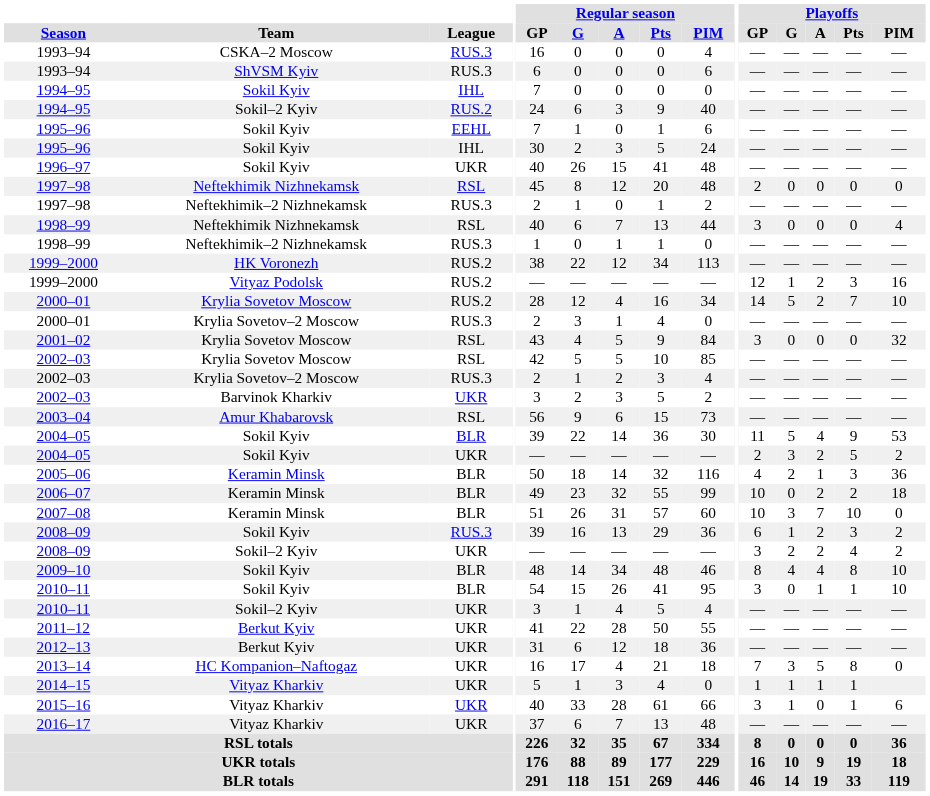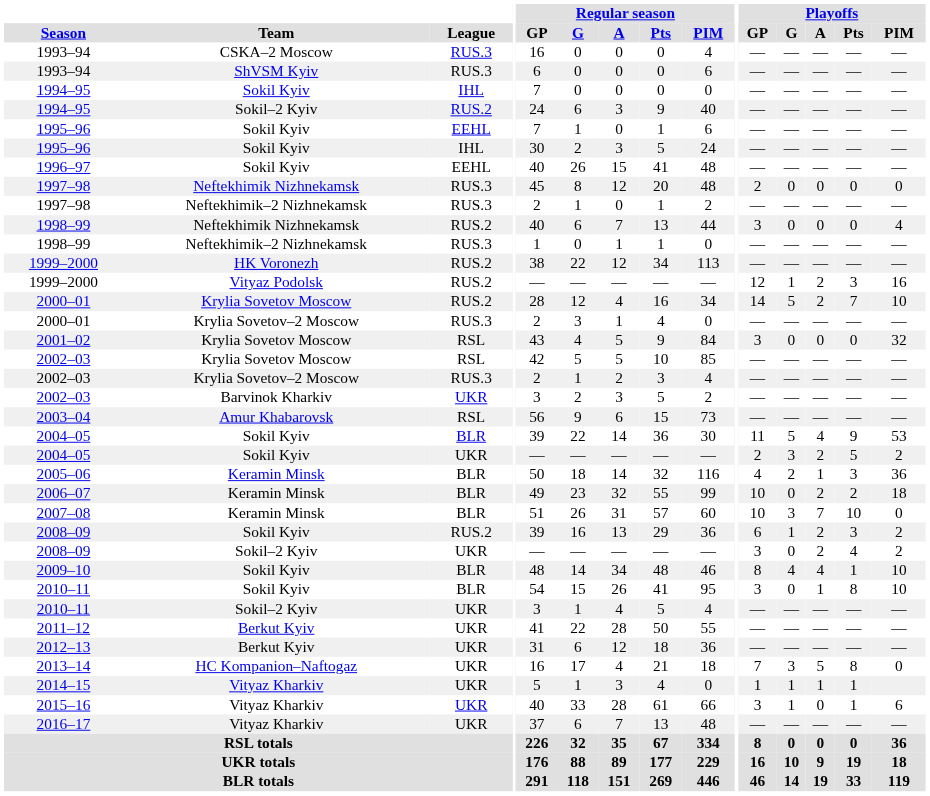(471, 167) UKR -> (471, 167) EEHL
(471, 186) RSL -> (471, 186) RUS.3
(471, 224) RSL -> (471, 224) RUS.2
(471, 532) RUS.3 -> (471, 532) RUS.2
(791, 551) 2 -> (791, 551) 0
(854, 570) 8 -> (854, 570) 1
(854, 589) 1 -> (854, 589) 8
